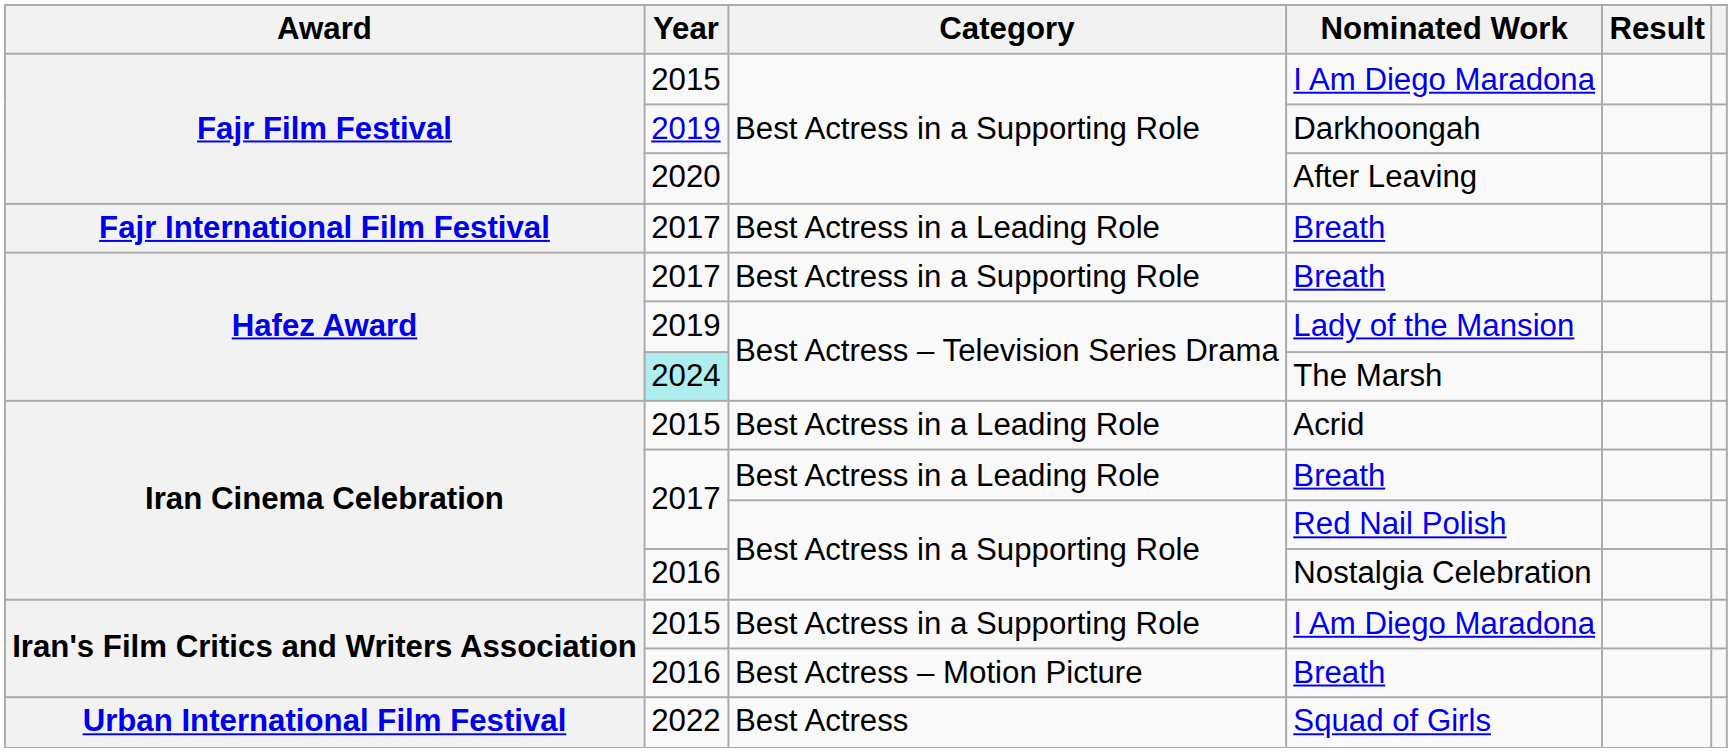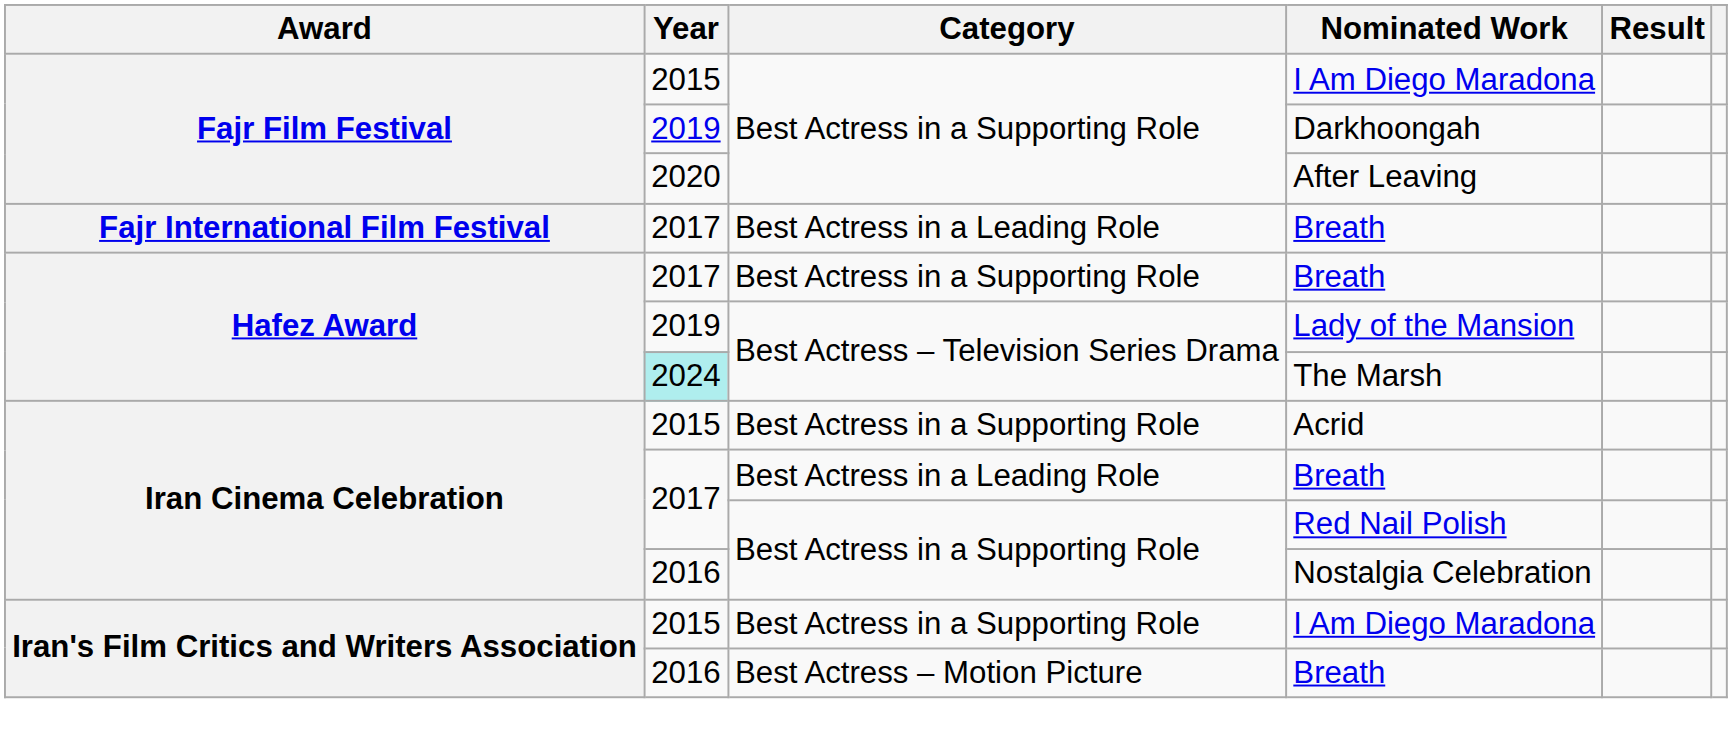(947, 425) Best Actress in a Leading Role -> (967, 425) Best Actress in a Supporting Role
- row: (324, 721)
